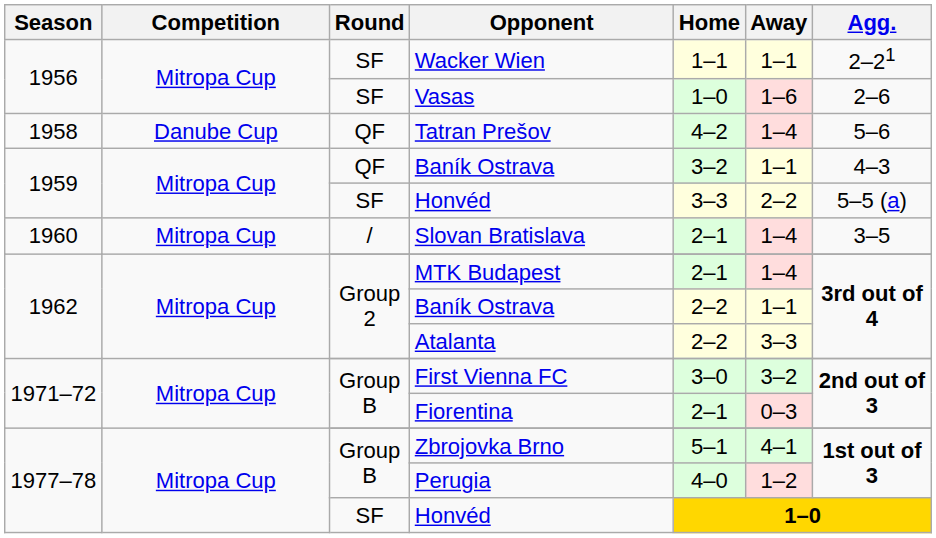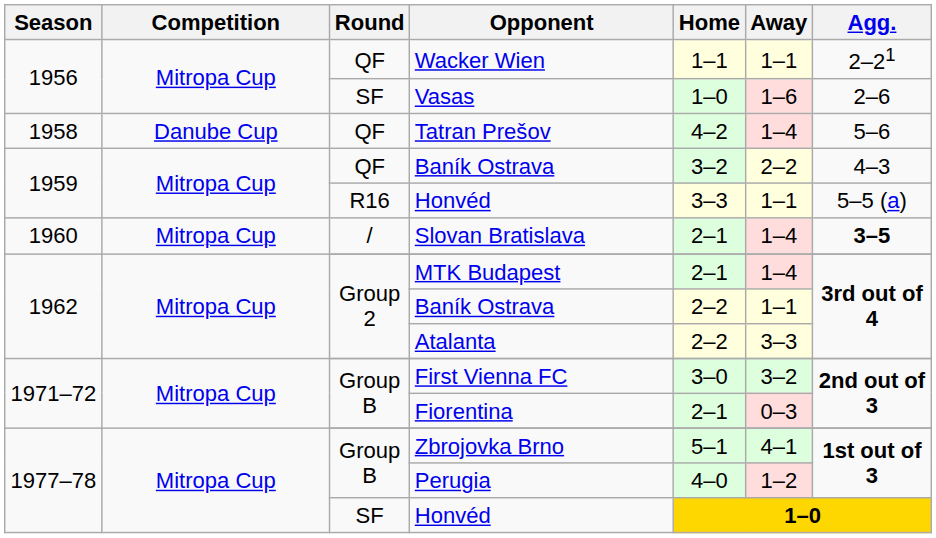(370, 59) SF -> (370, 59) QF
(779, 166) 1–1 -> (779, 166) 2–2
(370, 201) SF -> (370, 201) R16
(779, 201) 2–2 -> (779, 201) 1–1
(872, 236) normal -> (872, 236) bold
